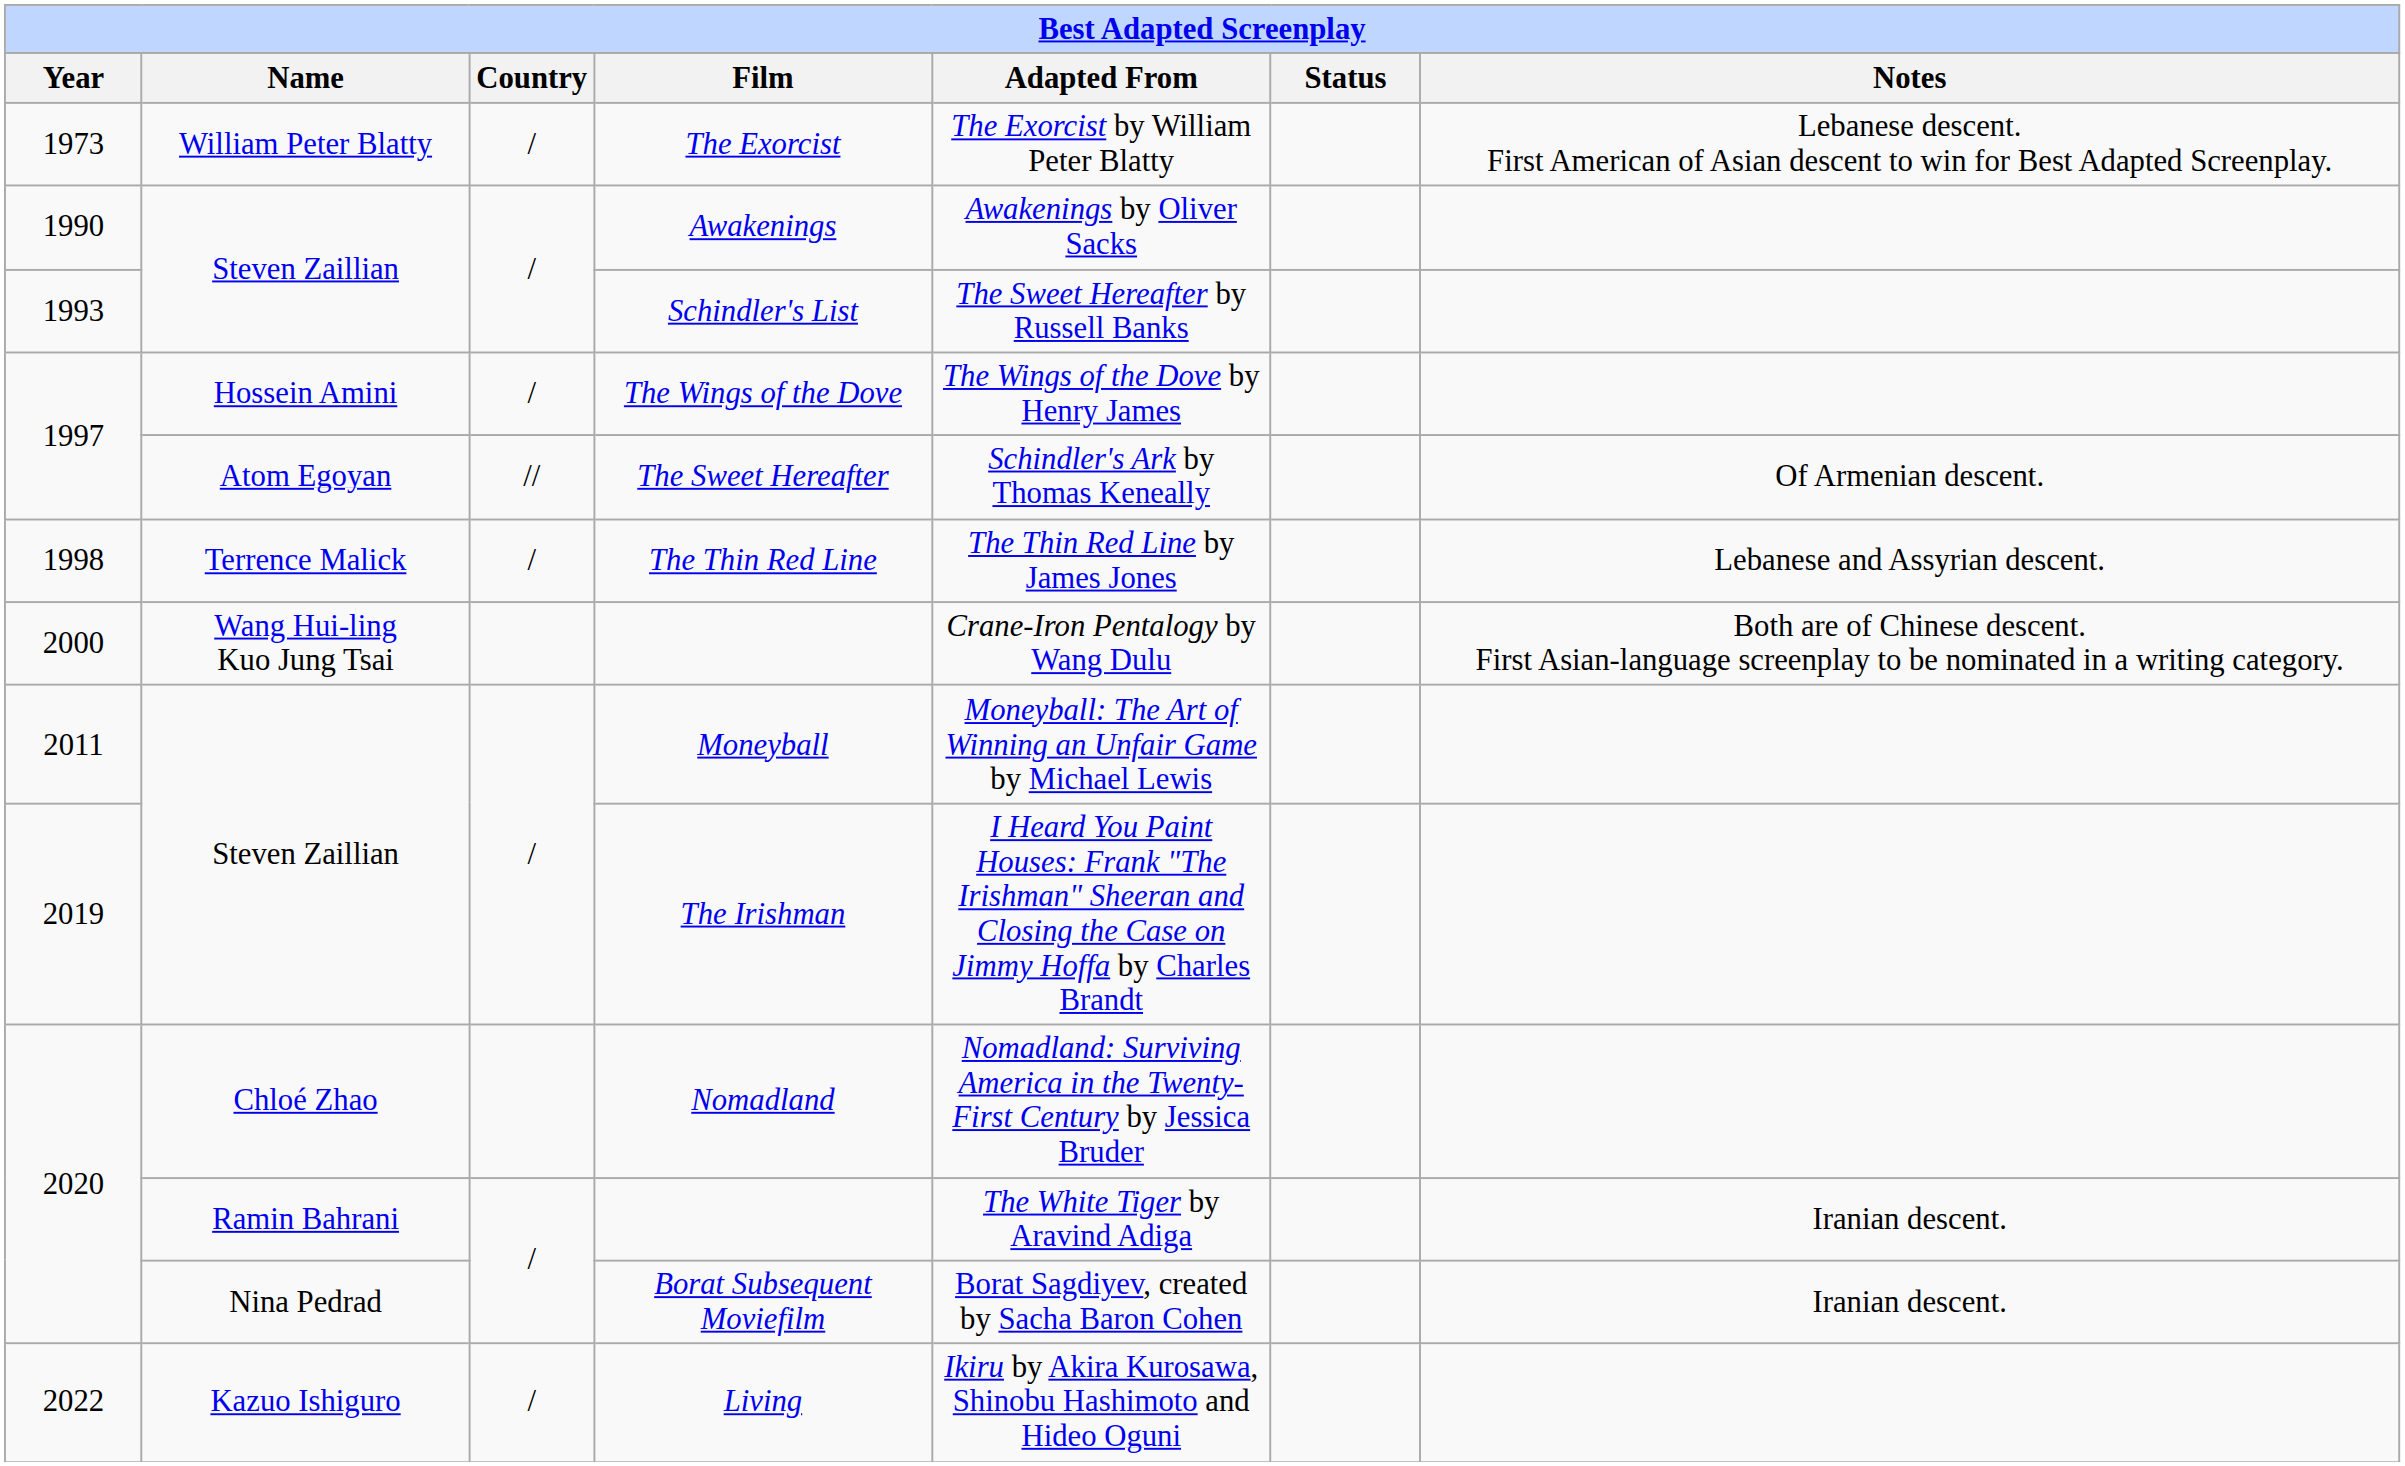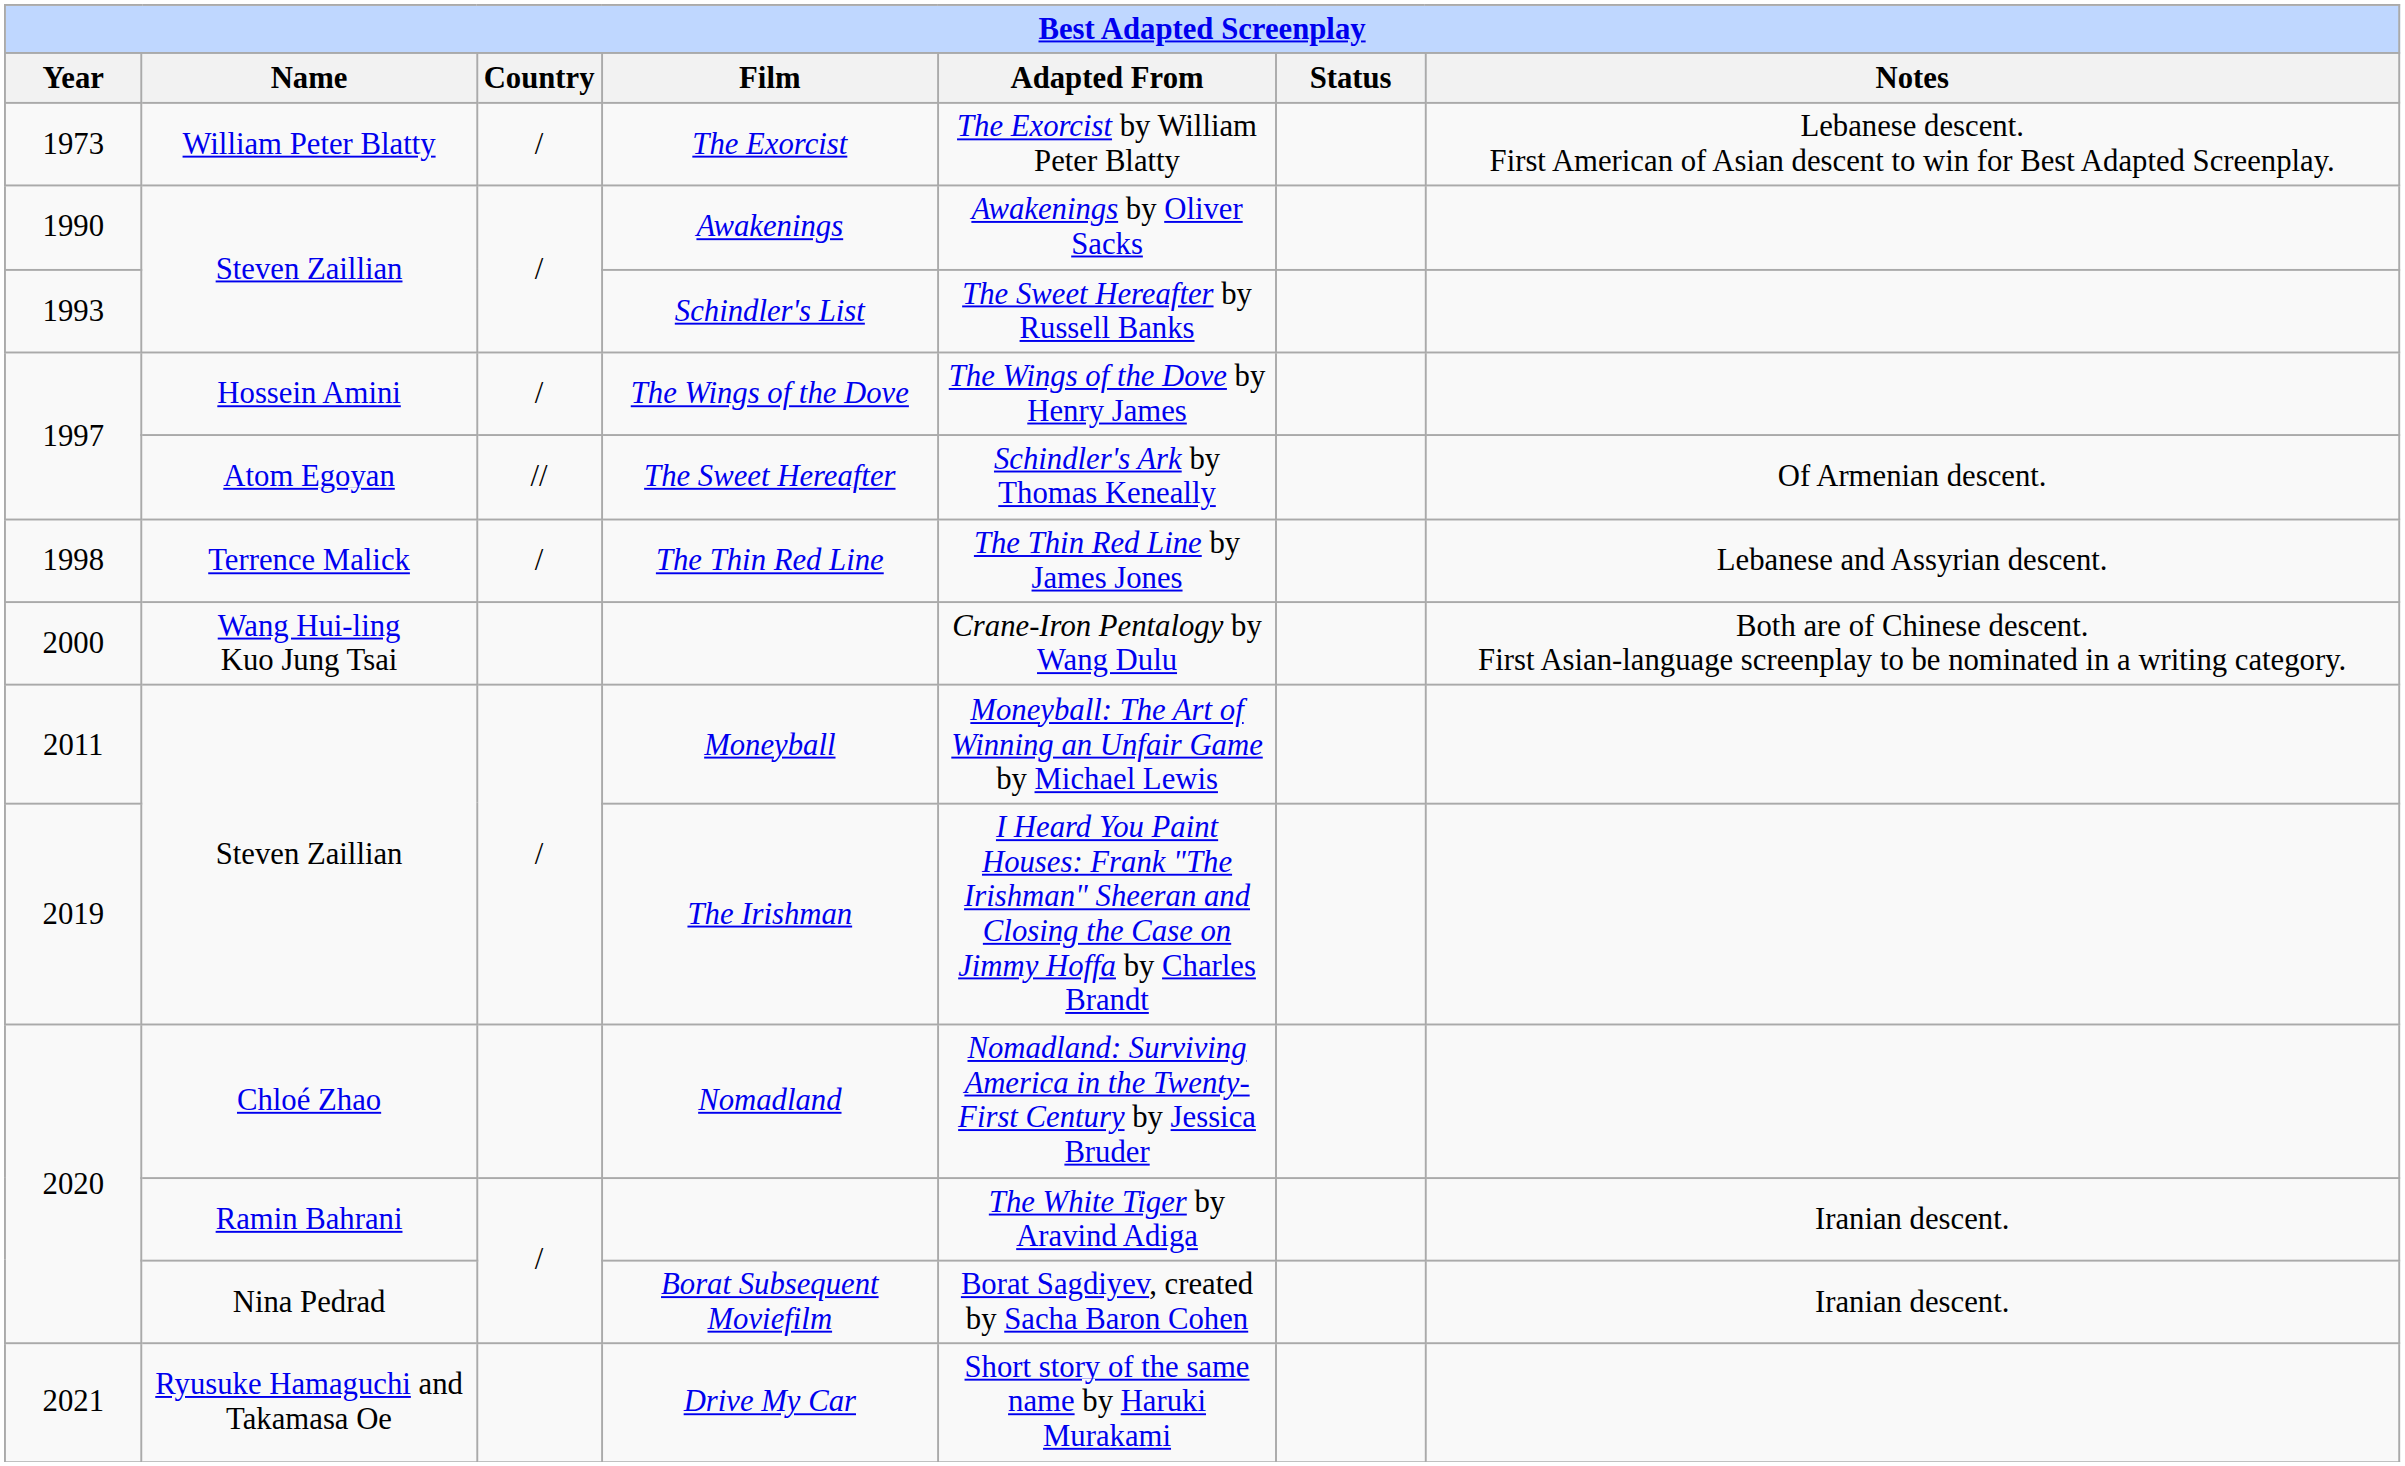+ row: (73, 1402)
- row: (73, 1402)
